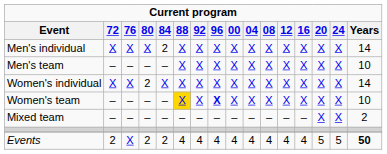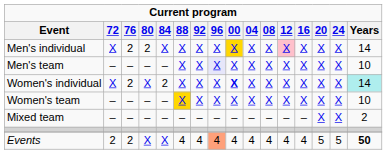(130, 48) X -> (130, 48) 2
(147, 48) X -> (147, 48) 2
(165, 48) 2 -> (165, 48) X
(234, 48) no background -> (234, 48) gold background
(286, 48) no background -> (286, 48) pink background
(217, 65) no background -> (217, 65) lavender background
(130, 83) X -> (130, 83) 2
(147, 83) 2 -> (147, 83) X
(165, 83) X -> (165, 83) 2
(234, 83) normal -> (234, 83) bold
(364, 83) no background -> (364, 83) paleturquoise background
(217, 100) bold -> (217, 100) normal
(130, 140) X -> (130, 140) 2
(147, 140) 2 -> (147, 140) X
(165, 140) 2 -> (165, 140) X
(217, 140) no background -> (217, 140) lightsalmon background
